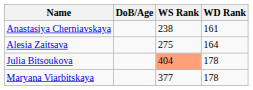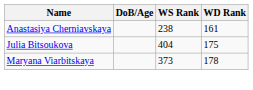- row: (37, 45)
(165, 61) lightsalmon background -> (165, 45) no background
(211, 61) 178 -> (211, 45) 175
(165, 77) 377 -> (165, 61) 373
